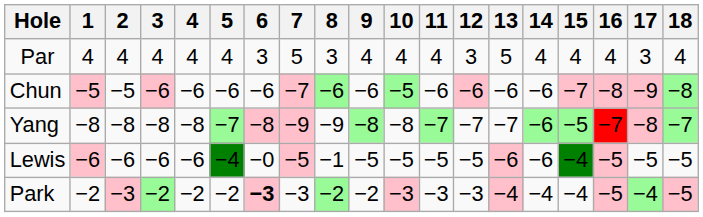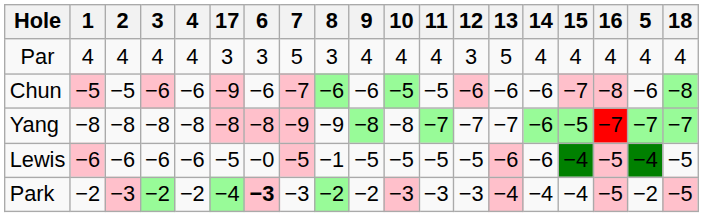columns swapped: (227, 21) <-> (645, 21)
(436, 90) −6 -> (436, 90) −5
